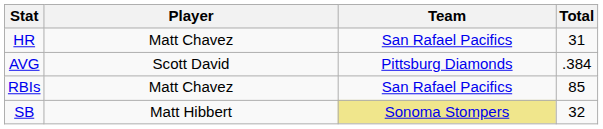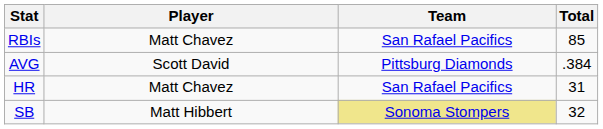rows swapped: (24, 40) <-> (24, 87)
